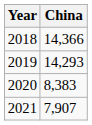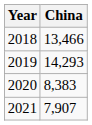(64, 39) 14,366 -> (64, 39) 13,466
